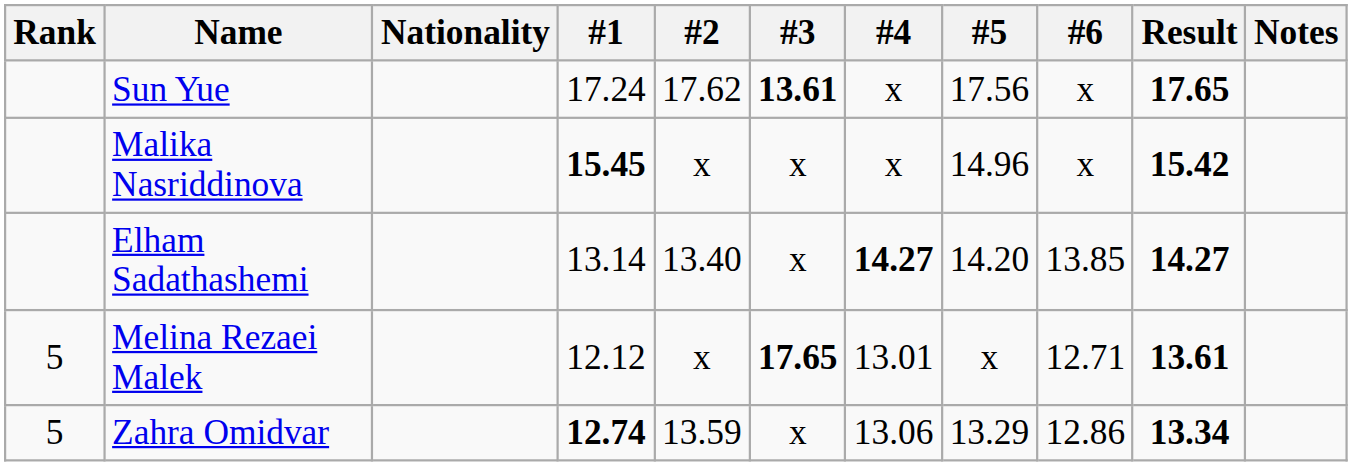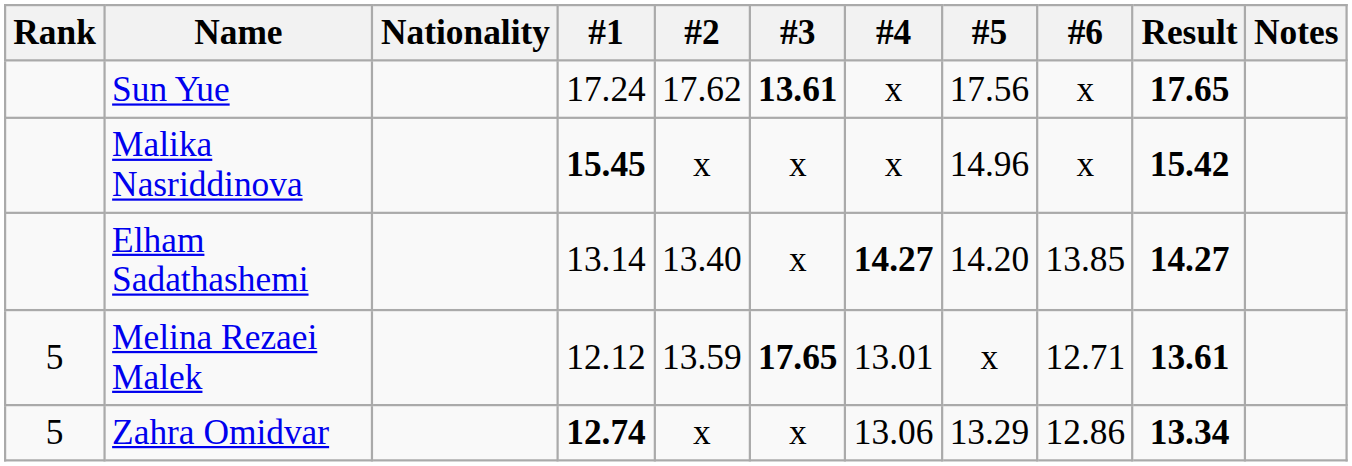(702, 356) x -> (702, 356) 13.59
(702, 432) 13.59 -> (702, 432) x
